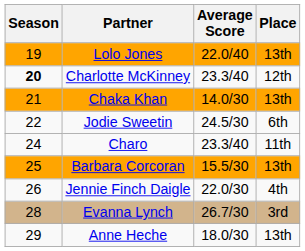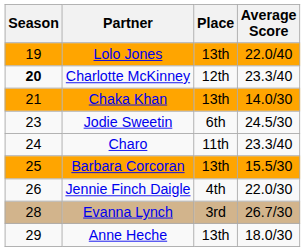columns swapped: (278, 23) <-> (225, 23)
(34, 122) 22 -> (34, 122) 23
